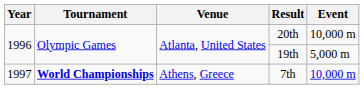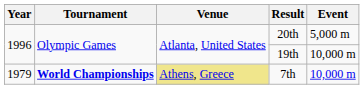(333, 34) 10,000 m -> (330, 34) 5,000 m
(330, 54) 5,000 m -> (333, 54) 10,000 m
(19, 74) 1997 -> (19, 74) 1979
(197, 74) no background -> (197, 74) khaki background
